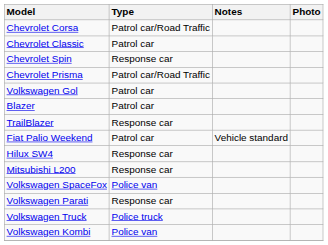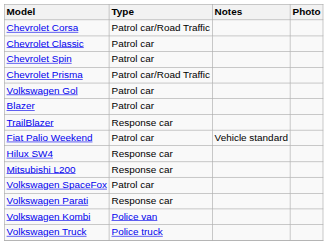(142, 59) Response car -> (133, 59) Patrol car
(134, 185) Police van -> (133, 185) Patrol car
rows swapped: (49, 232) <-> (47, 216)
